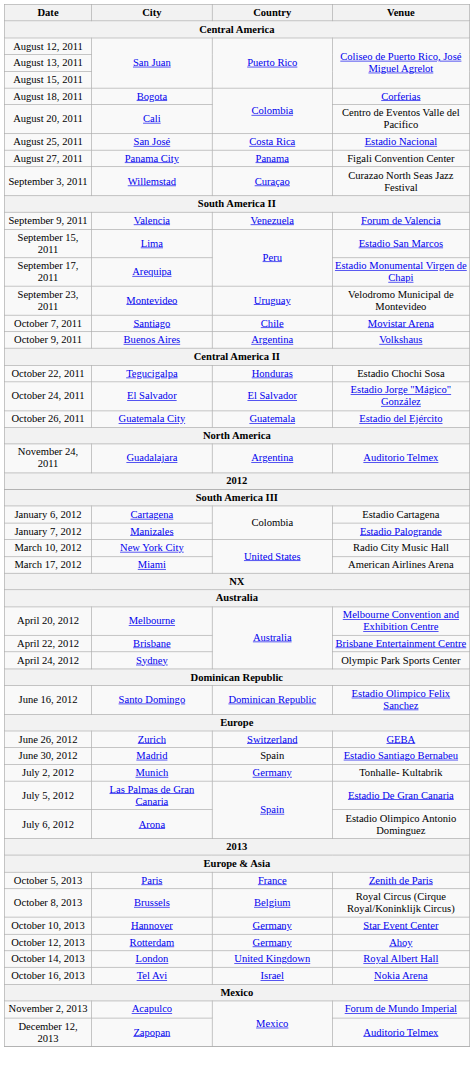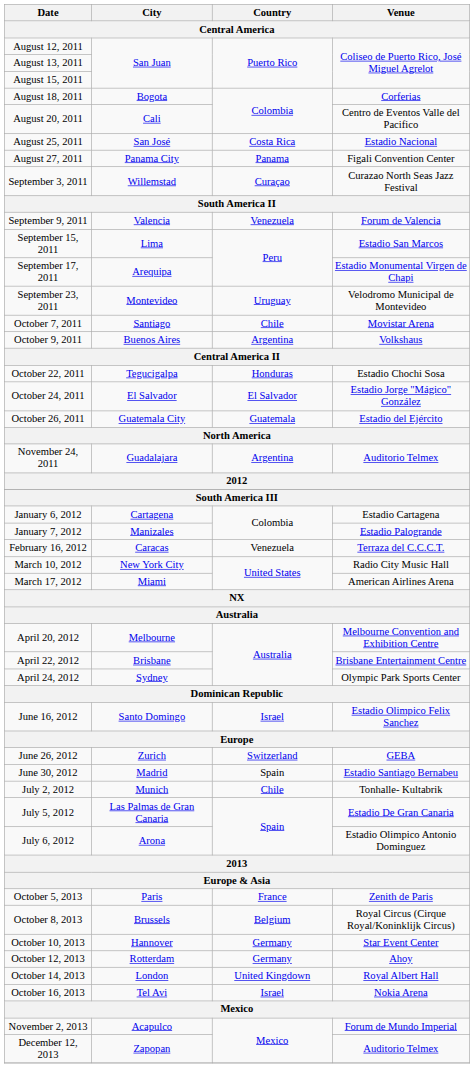+ row: (48, 548)
(272, 700) Dominican Republic -> (272, 716) Israel
(272, 772) Germany -> (272, 789) Chile
